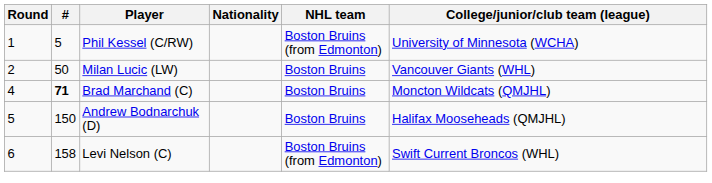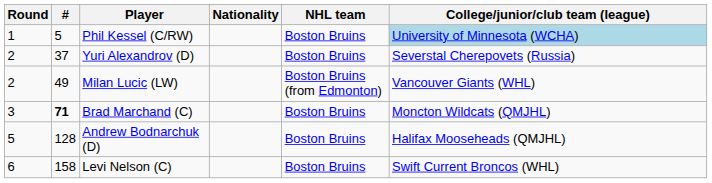(333, 42) Boston Bruins (from Edmonton) -> (325, 35) Boston Bruins
(485, 42) no background -> (485, 35) lightblue background
+ row: (138, 55)
(62, 70) 50 -> (62, 83) 49
(325, 70) Boston Bruins -> (333, 83) Boston Bruins (from Edmonton)
(11, 91) 4 -> (11, 111) 3
(65, 118) 150 -> (65, 139) 128
(333, 153) Boston Bruins (from Edmonton) -> (325, 167) Boston Bruins
